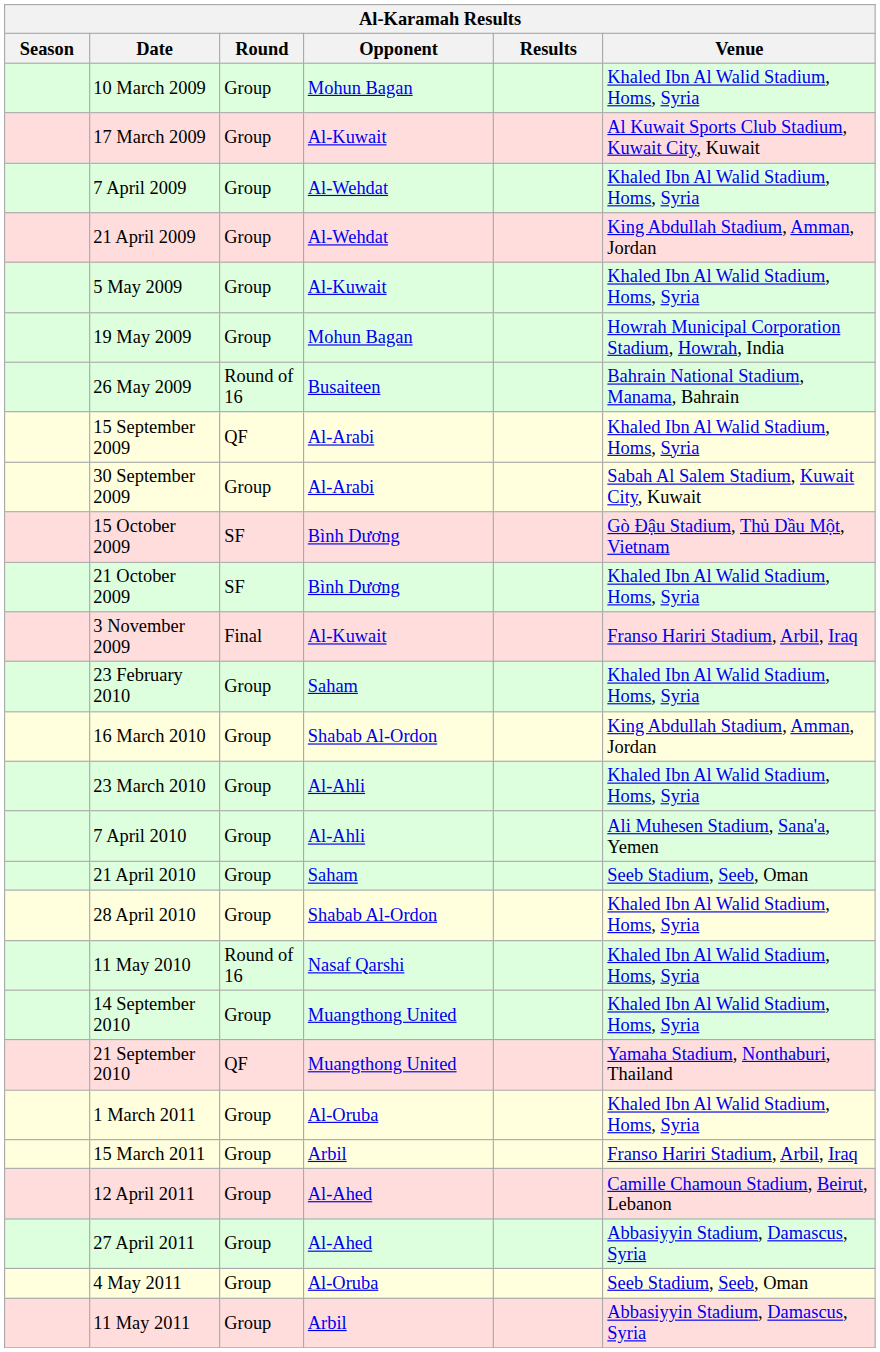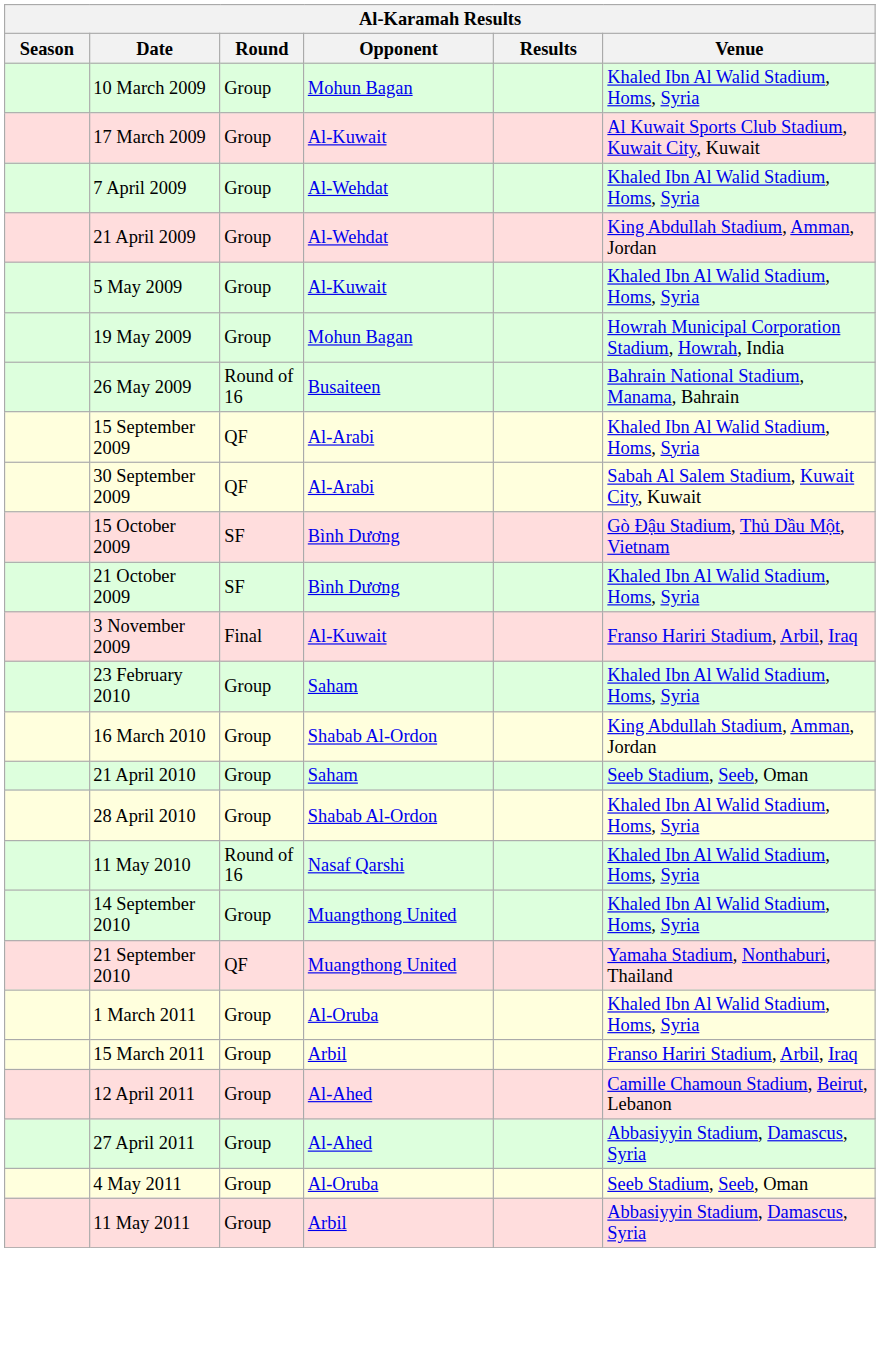(248, 486) Group -> (236, 486) QF
- row: (150, 786)
- row: (140, 836)
